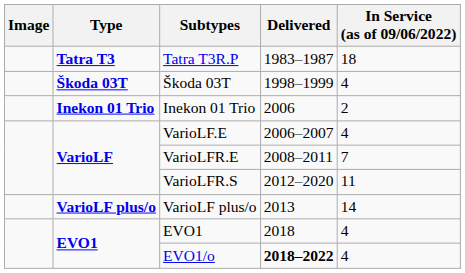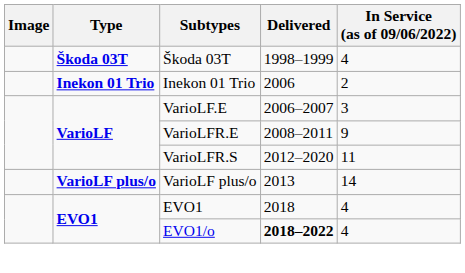- row: (201, 58)
(345, 132) 4 -> (345, 108) 3
(345, 157) 7 -> (345, 132) 9
